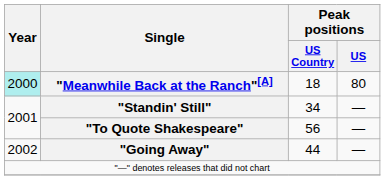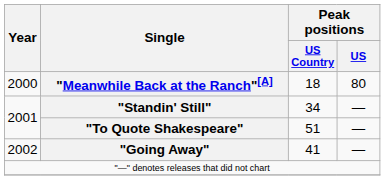(22, 83) paleturquoise background -> (22, 83) no background
(313, 128) 56 -> (313, 128) 51
(313, 149) 44 -> (313, 149) 41
